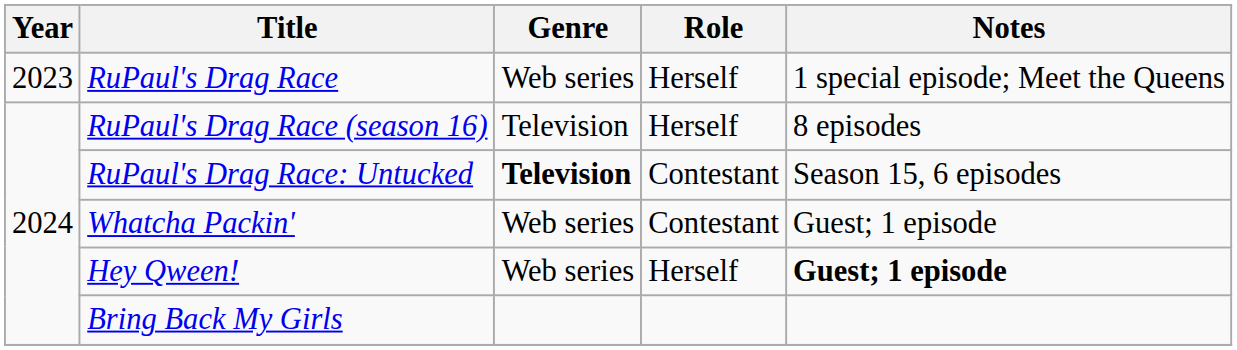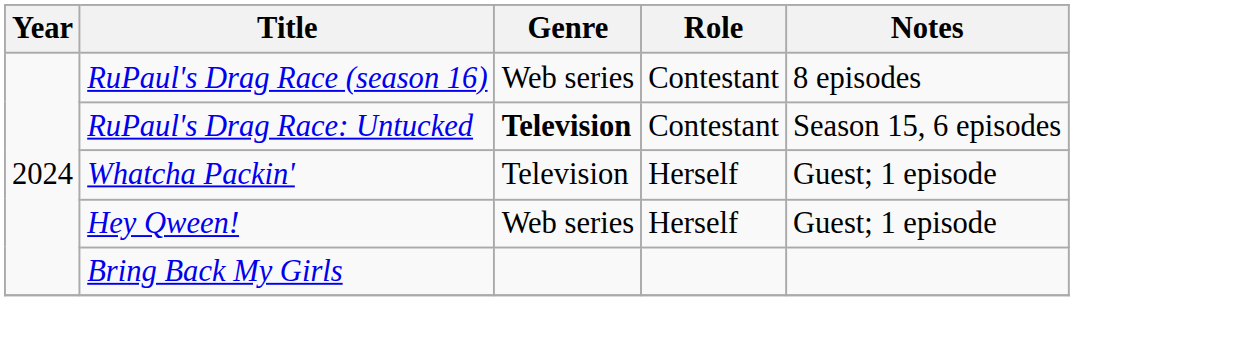- row: (213, 77)
(565, 125) Television -> (568, 77) Web series
(693, 125) Herself -> (714, 77) Contestant
(568, 222) Web series -> (565, 174) Television
(714, 222) Contestant -> (693, 174) Herself
(900, 271) bold -> (895, 222) normal
